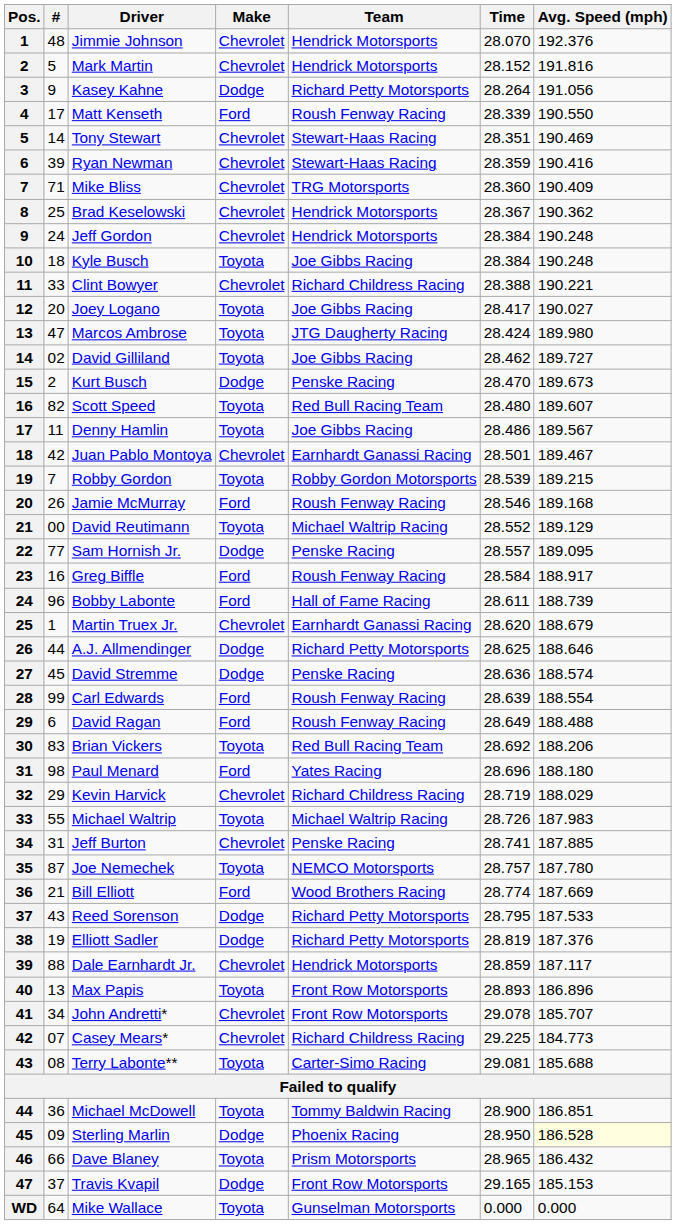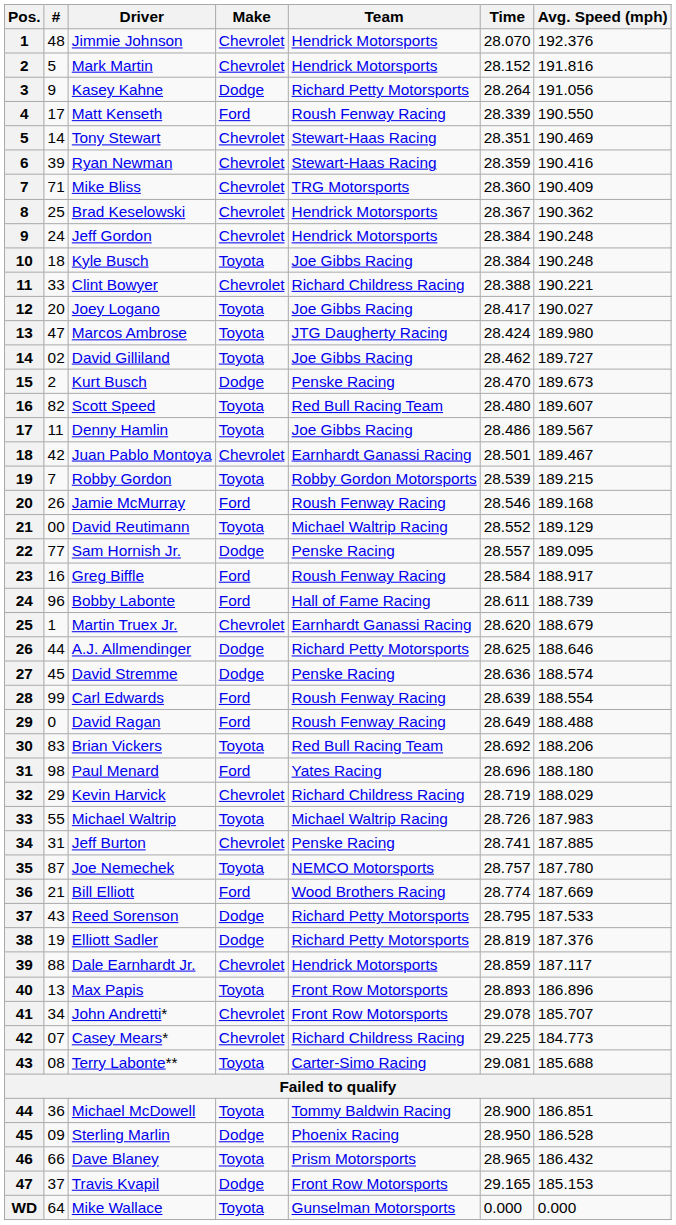(52, 722) 6 -> (52, 722) 0
(566, 1135) lightyellow background -> (566, 1135) no background
